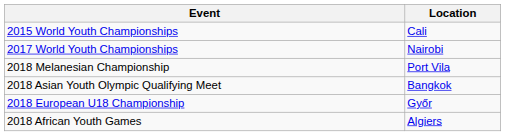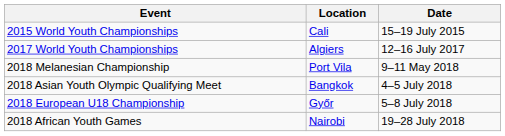+ column: (440, 13)
(425, 49) Nairobi -> (326, 49) Algiers
(425, 121) Algiers -> (327, 121) Nairobi
